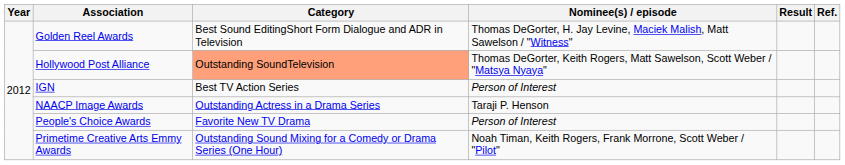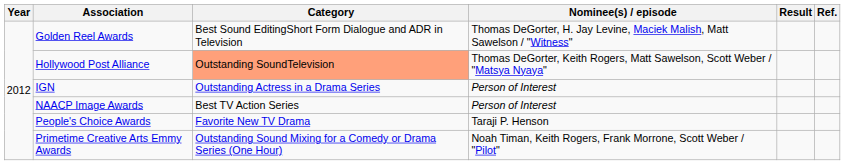(247, 88) Best TV Action Series -> (288, 88) Outstanding Actress in a Drama Series
(288, 105) Outstanding Actress in a Drama Series -> (247, 105) Best TV Action Series
(510, 105) Taraji P. Henson -> (514, 105) Person of Interest
(514, 122) Person of Interest -> (510, 122) Taraji P. Henson
